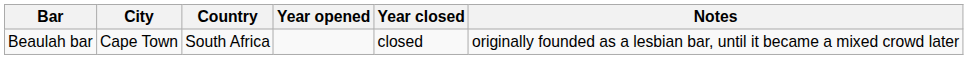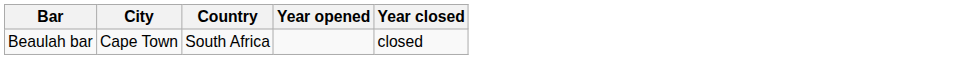- column: (716, 16)
